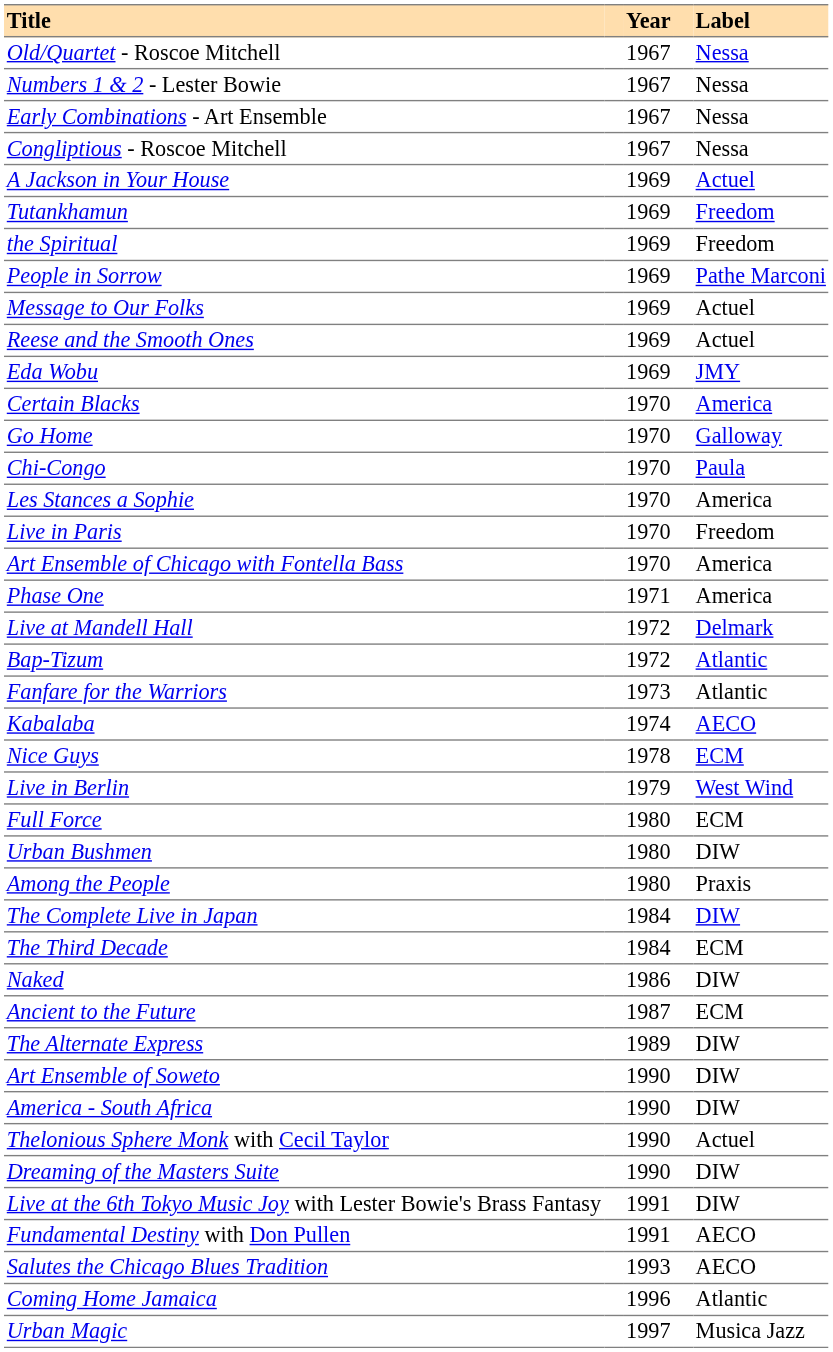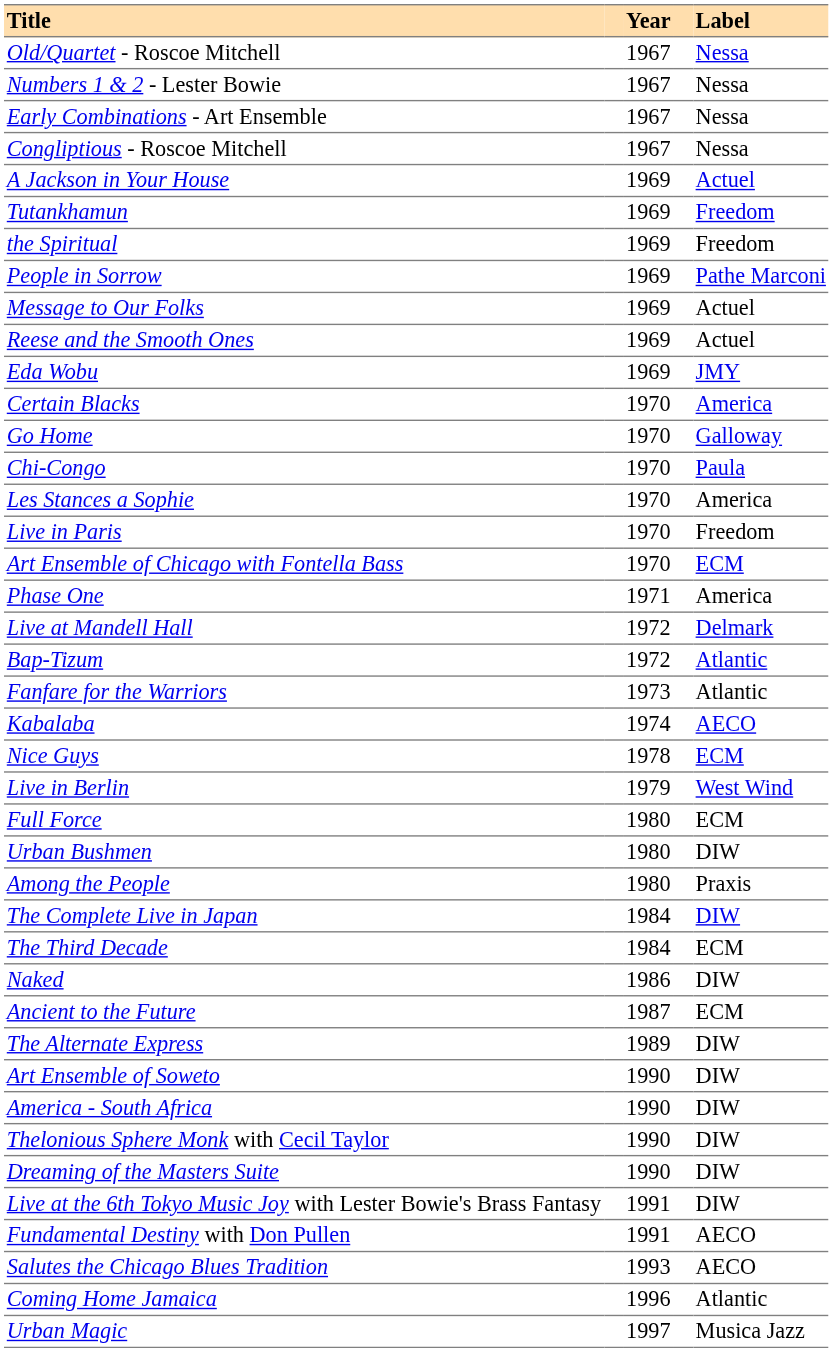(734, 563) America -> (720, 563) ECM
(725, 1139) Actuel -> (718, 1139) DIW
